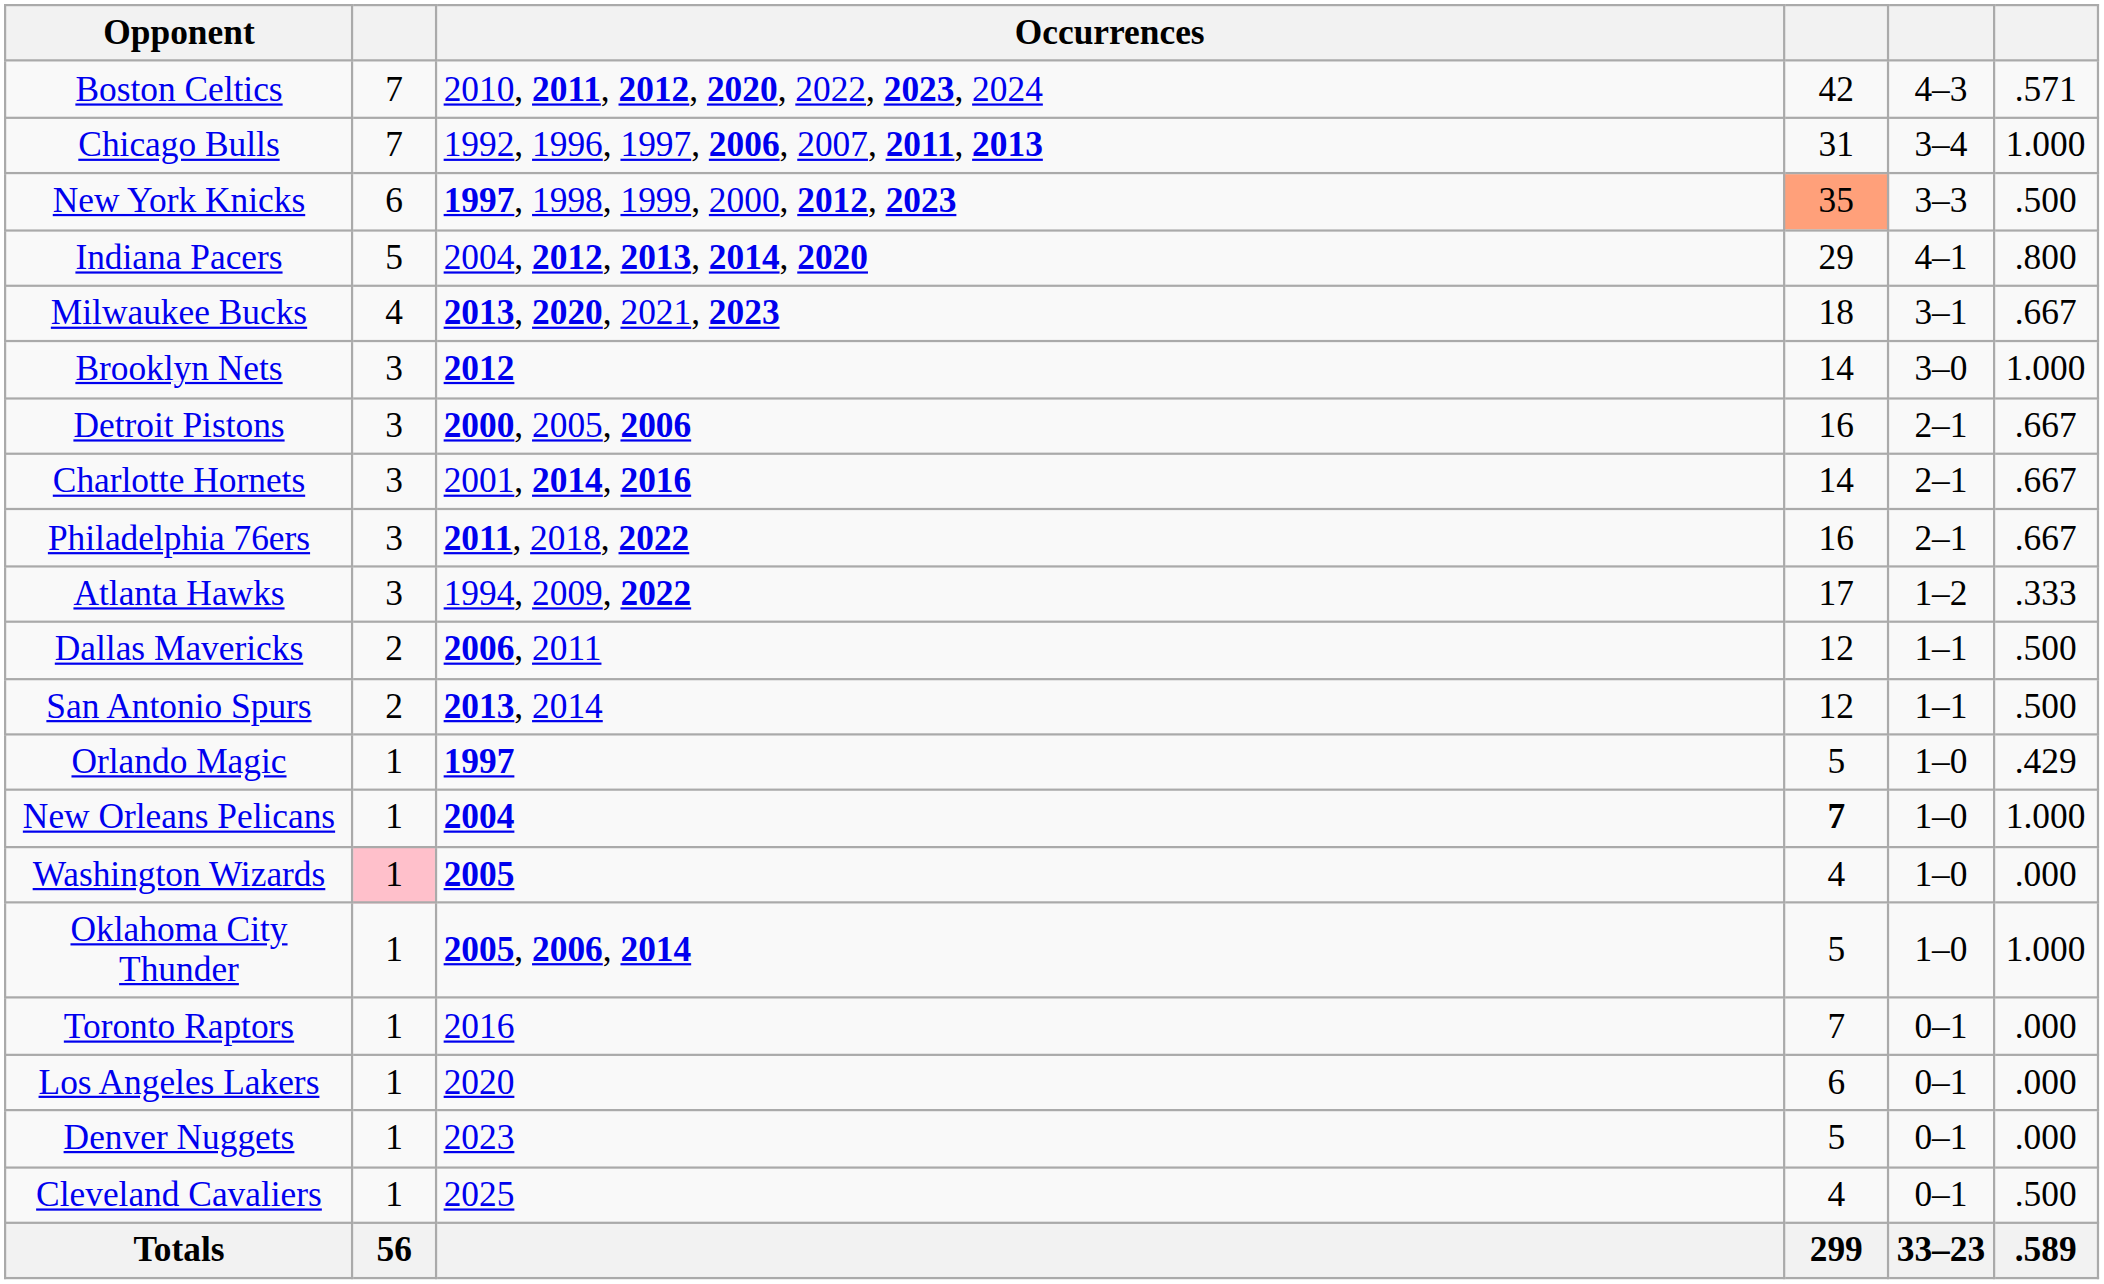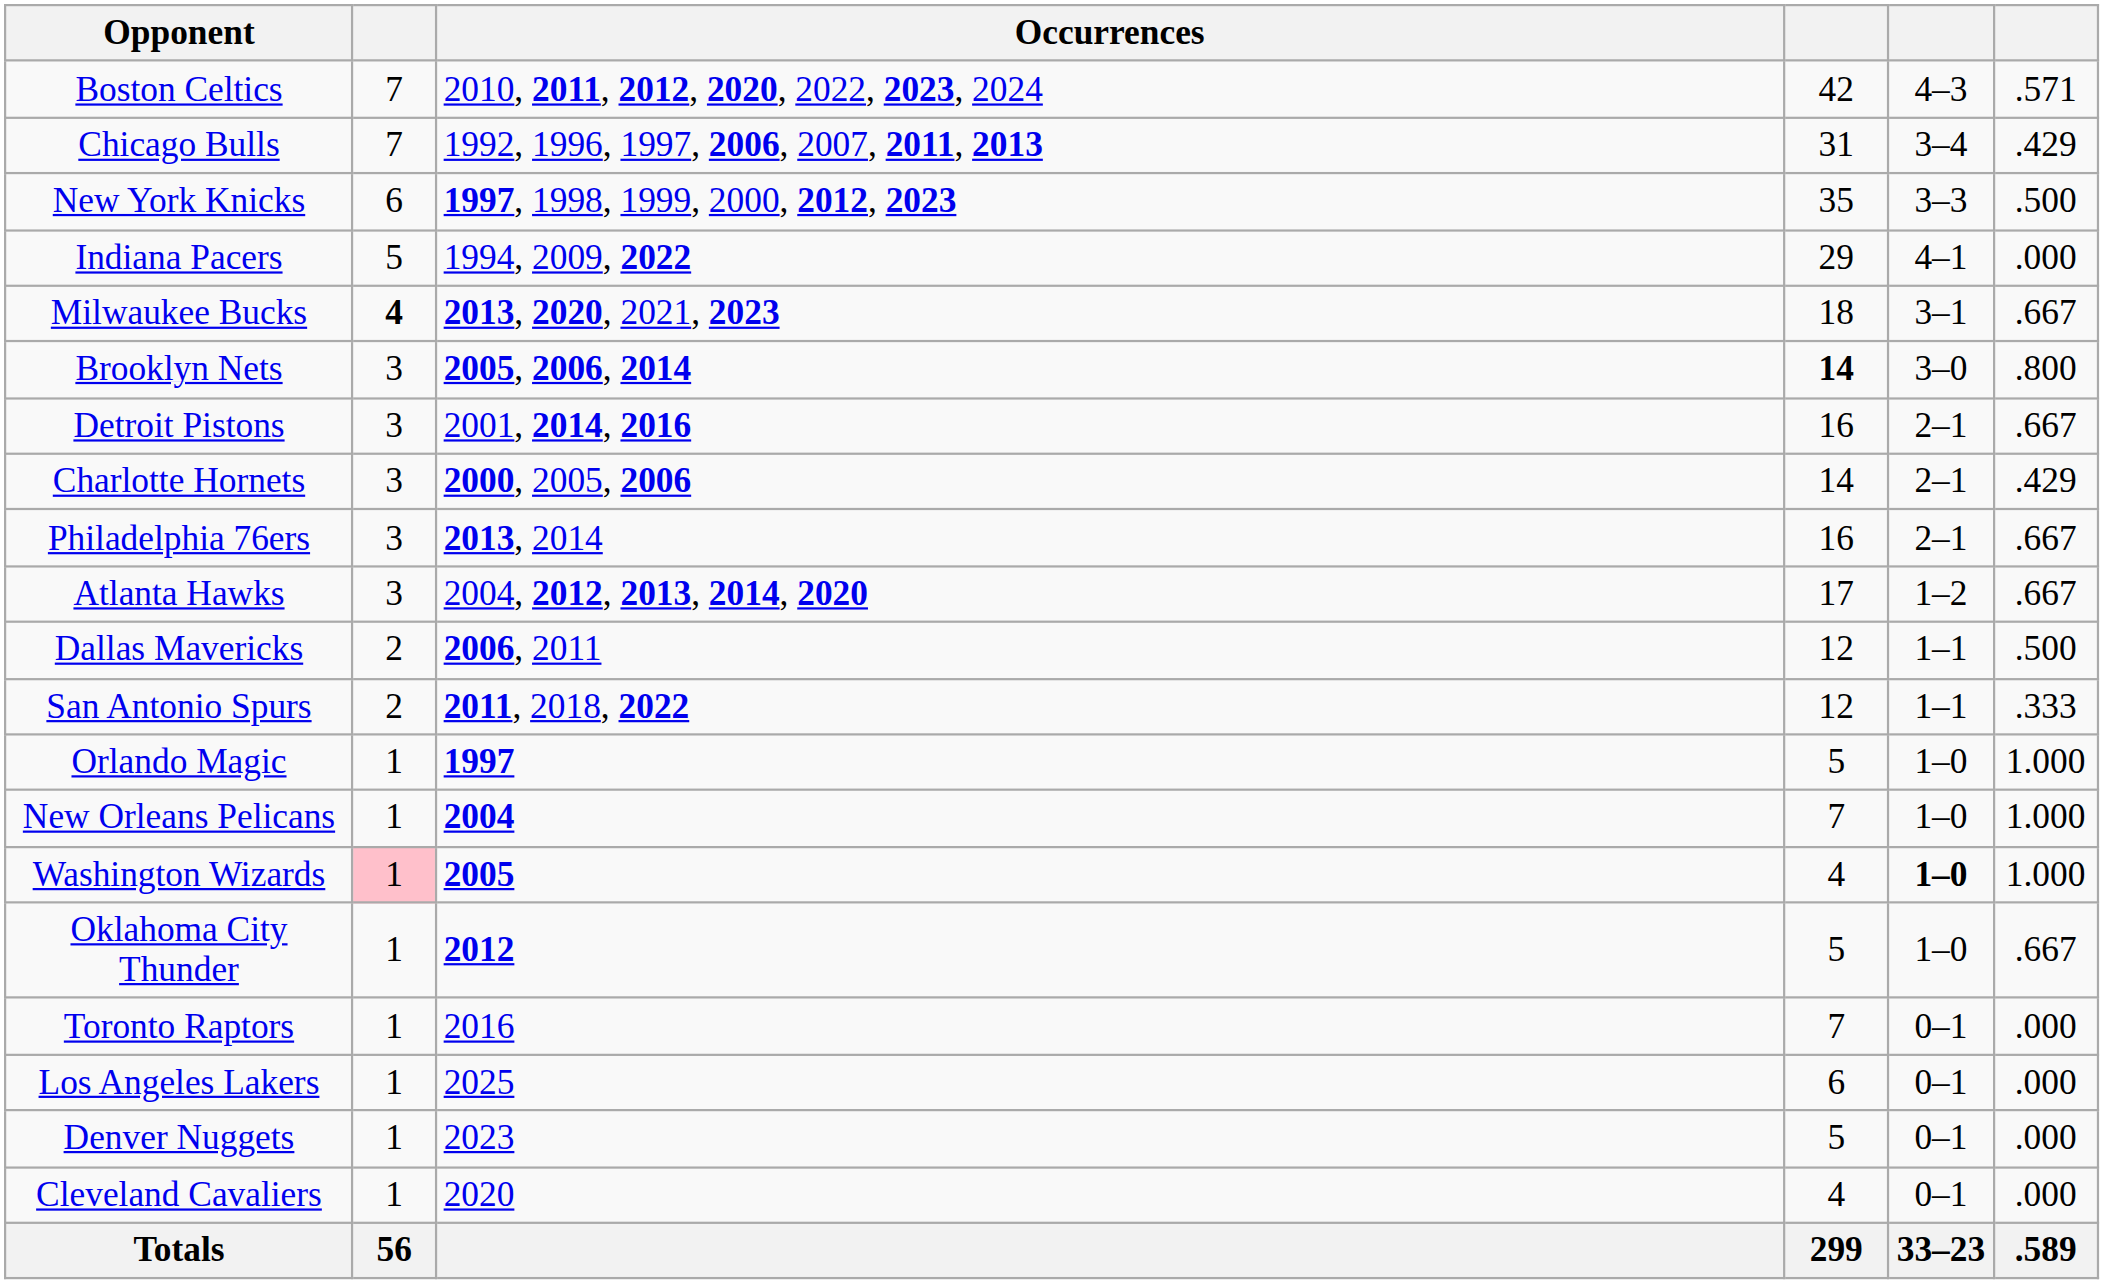(2046, 144) 1.000 -> (2046, 144) .429
(1836, 200) lightsalmon background -> (1836, 200) no background
(656, 256) 2004, 2012, 2013, 2014, 2020 -> (567, 256) 1994, 2009, 2022
(2046, 256) .800 -> (2046, 256) .000
(394, 312) normal -> (394, 312) bold
(479, 369) 2012 -> (567, 369) 2005, 2006, 2014
(1836, 369) normal -> (1836, 369) bold
(2046, 369) 1.000 -> (2046, 369) .800
(567, 425) 2000, 2005, 2006 -> (567, 425) 2001, 2014, 2016
(567, 481) 2001, 2014, 2016 -> (567, 481) 2000, 2005, 2006
(2046, 481) .667 -> (2046, 481) .429
(566, 537) 2011, 2018, 2022 -> (523, 537) 2013, 2014
(567, 593) 1994, 2009, 2022 -> (656, 593) 2004, 2012, 2013, 2014, 2020
(2046, 593) .333 -> (2046, 593) .667
(523, 705) 2013, 2014 -> (566, 705) 2011, 2018, 2022
(2046, 705) .500 -> (2046, 705) .333
(2046, 761) .429 -> (2046, 761) 1.000
(1836, 817) bold -> (1836, 817) normal
(1941, 873) normal -> (1941, 873) bold
(2046, 873) .000 -> (2046, 873) 1.000
(567, 949) 2005, 2006, 2014 -> (479, 949) 2012
(2046, 949) 1.000 -> (2046, 949) .667
(479, 1081) 2020 -> (479, 1081) 2025
(479, 1193) 2025 -> (479, 1193) 2020
(2046, 1193) .500 -> (2046, 1193) .000
